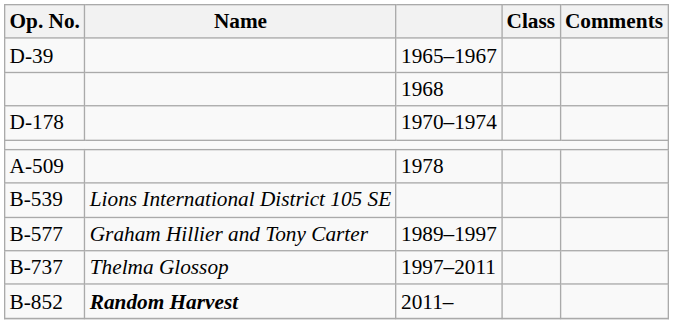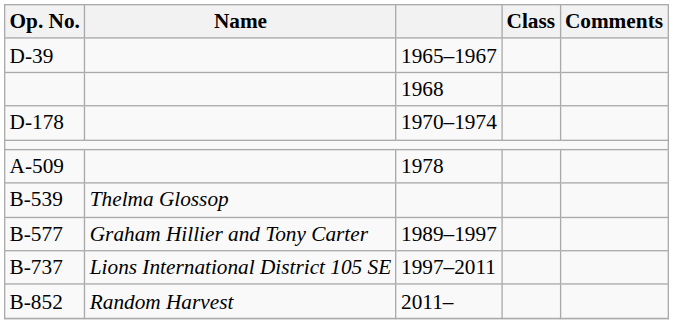(240, 199) Lions International District 105 SE -> (159, 199) Thelma Glossop
(159, 267) Thelma Glossop -> (240, 267) Lions International District 105 SE
(164, 301) bold -> (162, 301) normal
